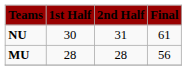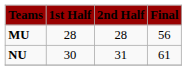rows swapped: (17, 35) <-> (19, 55)
